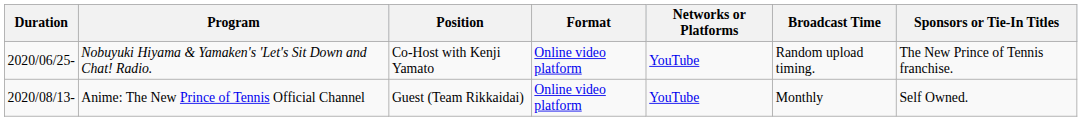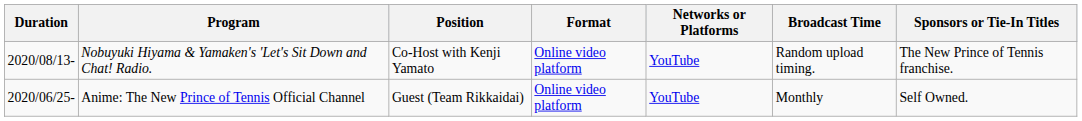(41, 60) 2020/06/25- -> (41, 60) 2020/08/13-
(41, 97) 2020/08/13- -> (41, 97) 2020/06/25-
